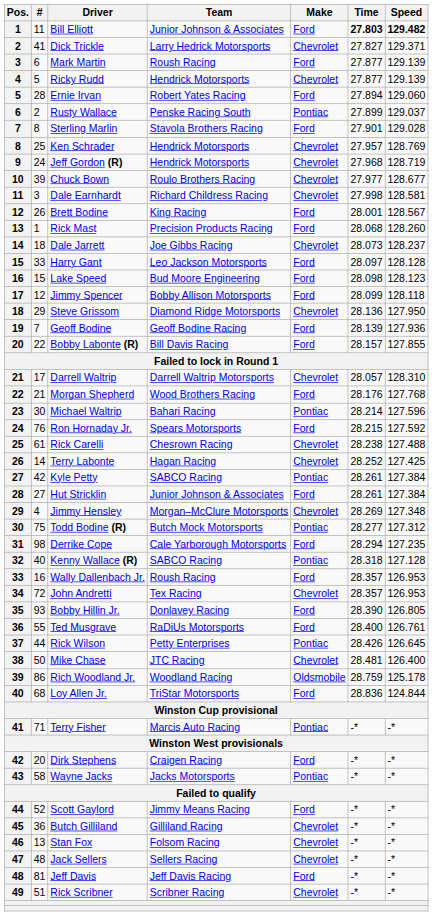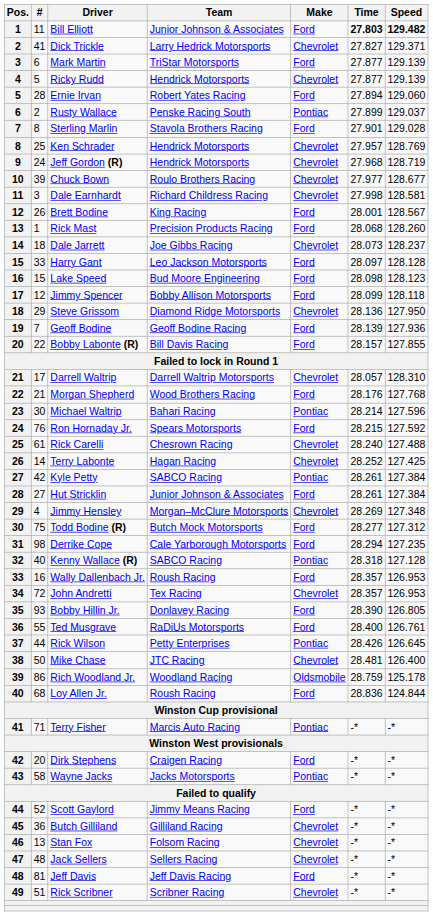(183, 63) Roush Racing -> (194, 63) TriStar Motorsports
(367, 445) 28.238 -> (367, 445) 28.240
(311, 528) Pontiac -> (304, 528) Ford
(194, 694) TriStar Motorsports -> (183, 694) Roush Racing
